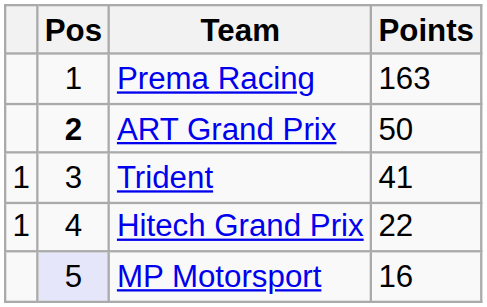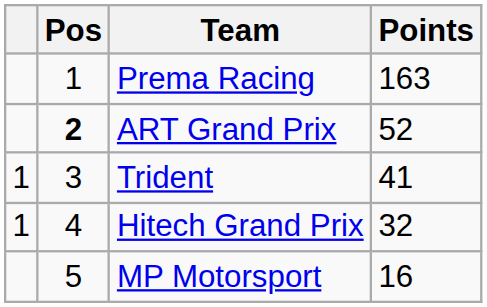(396, 128) 50 -> (396, 128) 52
(396, 227) 22 -> (396, 227) 32
(73, 276) lavender background -> (73, 276) no background
